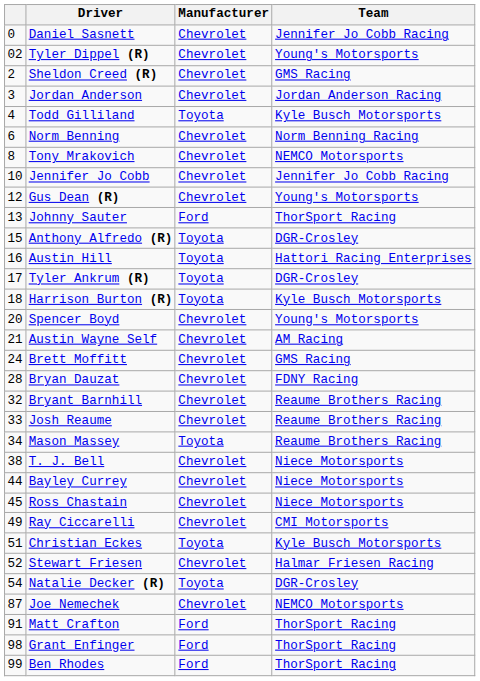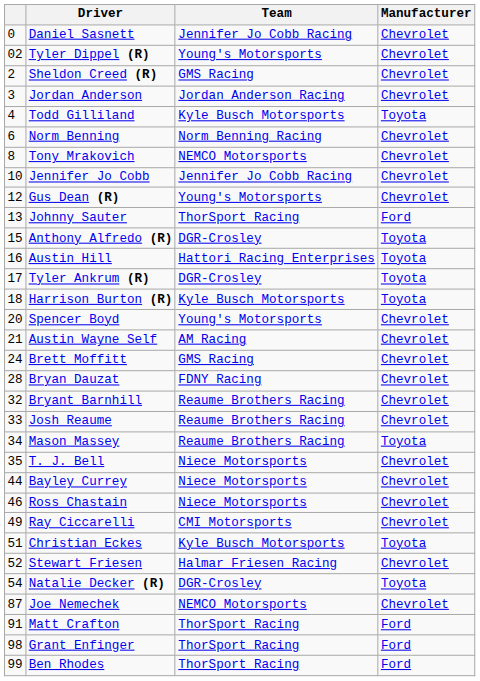columns swapped: (373, 15) <-> (224, 15)
(15, 462) 38 -> (15, 462) 35
(15, 503) 45 -> (15, 503) 46
